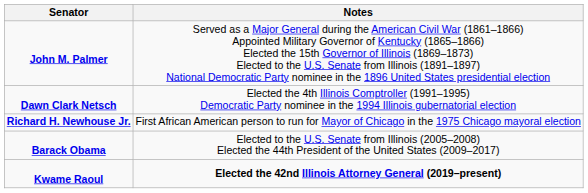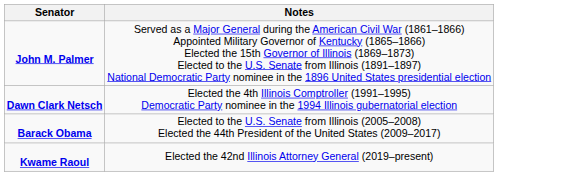- row: (69, 122)
(358, 173) bold -> (299, 157) normal
